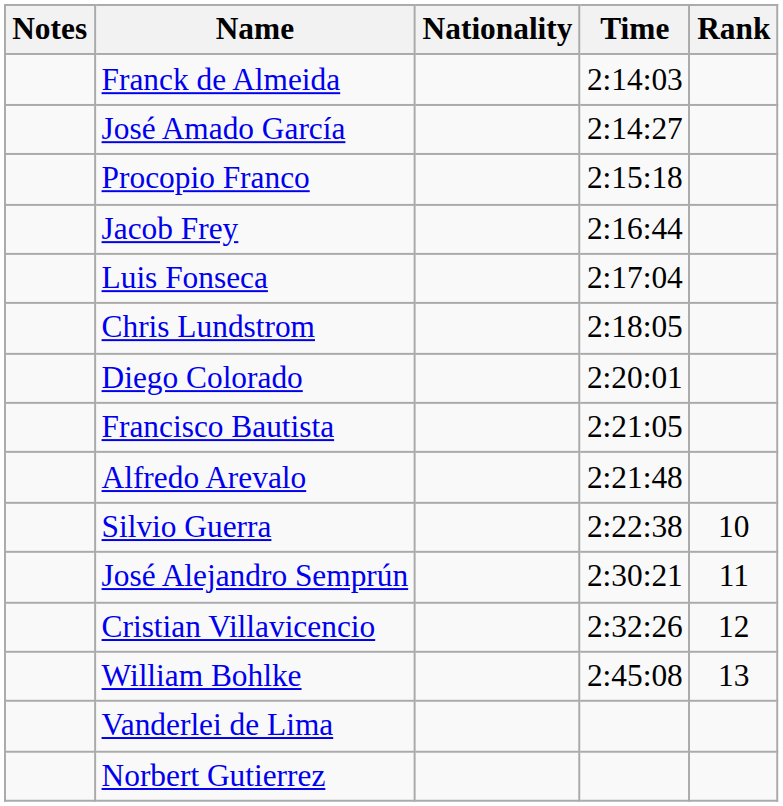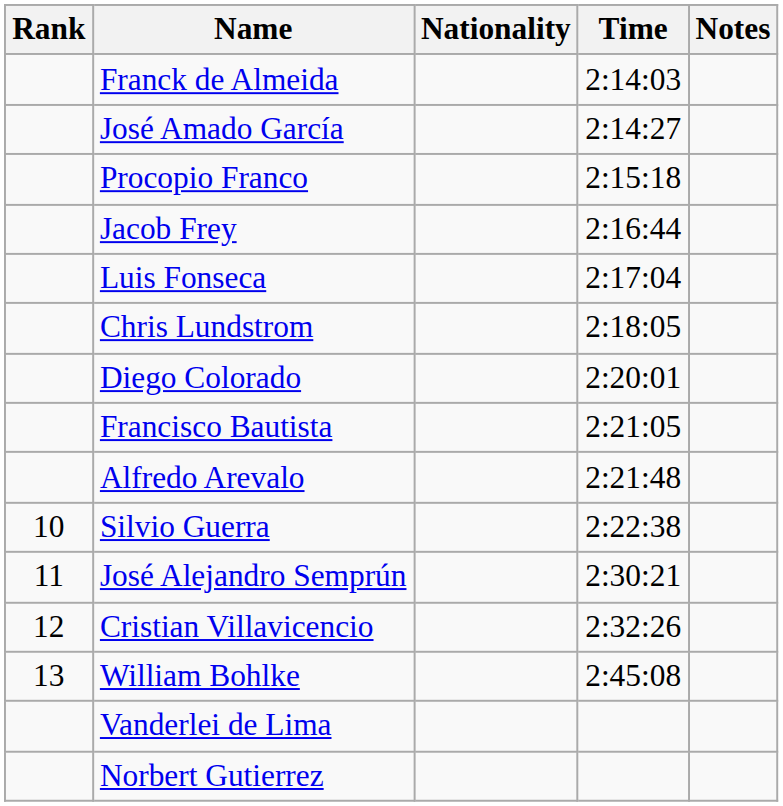columns swapped: (734, 29) <-> (50, 29)
